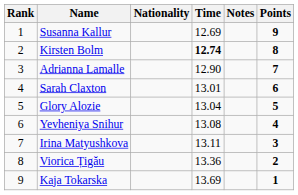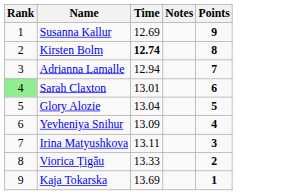- column: (162, 13)
(208, 69) 12.90 -> (147, 69) 12.94
(21, 87) no background -> (21, 87) lightgreen background
(208, 124) 13.08 -> (147, 124) 13.09
(208, 161) 13.36 -> (147, 161) 13.33
